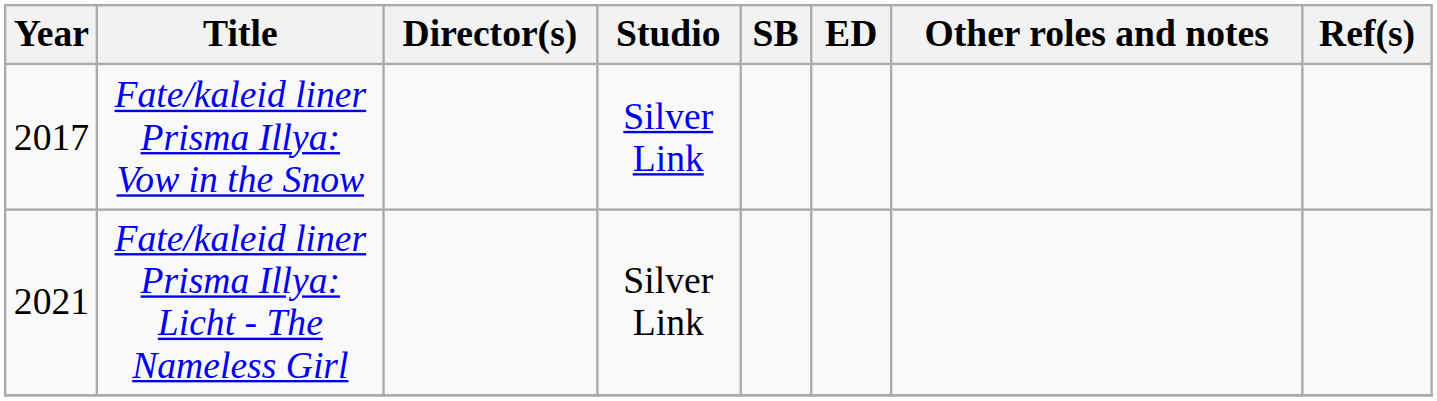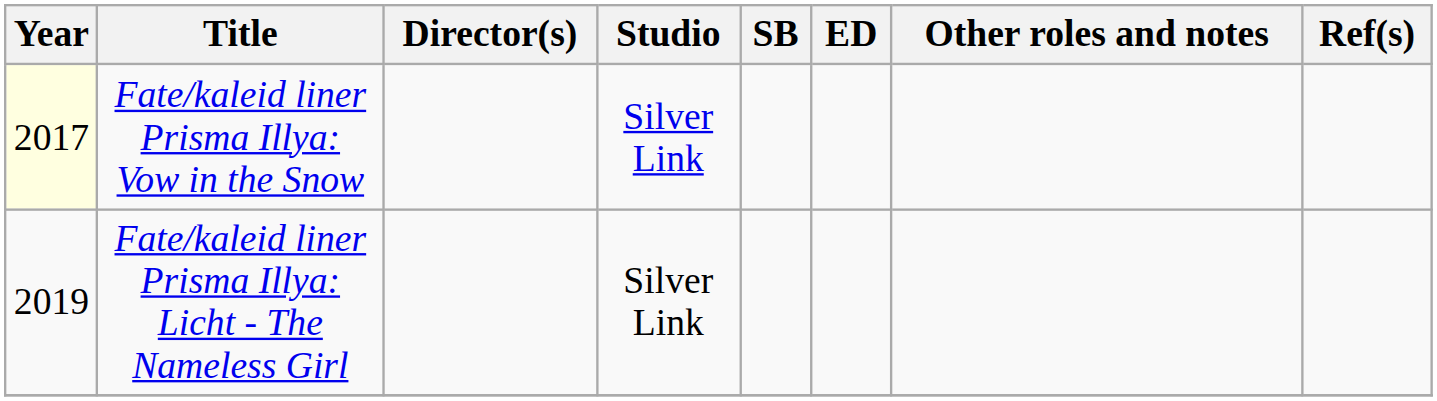(51, 136) no background -> (51, 136) lightyellow background
(51, 301) 2021 -> (51, 301) 2019
